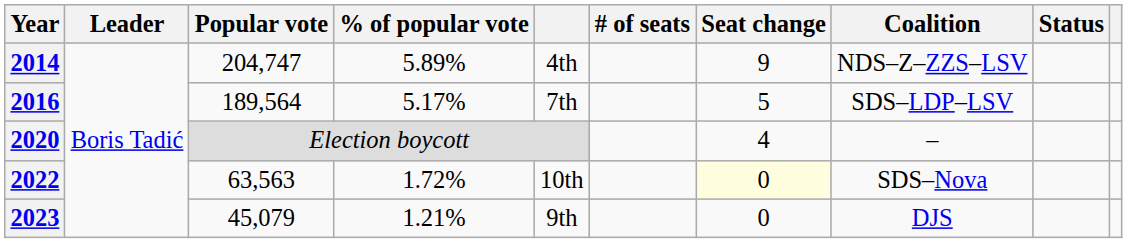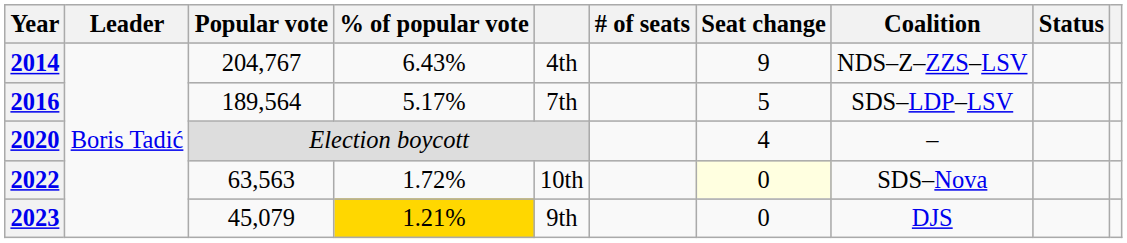(261, 62) 204,747 -> (261, 62) 204,767
(434, 62) 5.89% -> (434, 62) 6.43%
(434, 218) no background -> (434, 218) gold background
